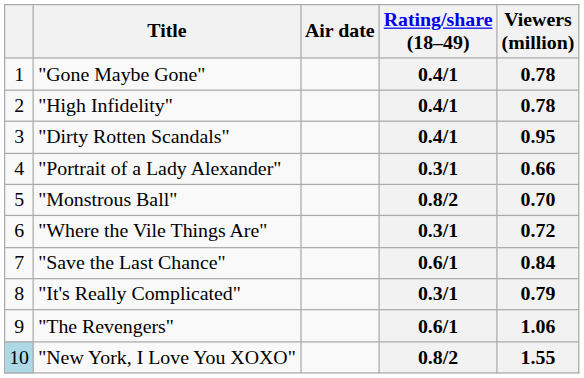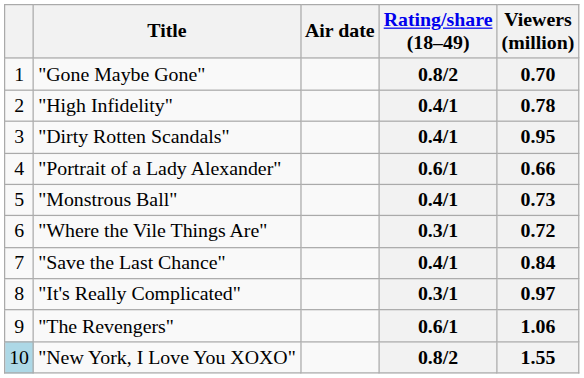(438, 74) 0.4/1 -> (438, 74) 0.8/2
(538, 74) 0.78 -> (538, 74) 0.70
(438, 168) 0.3/1 -> (438, 168) 0.6/1
(438, 199) 0.8/2 -> (438, 199) 0.4/1
(538, 199) 0.70 -> (538, 199) 0.73
(438, 262) 0.6/1 -> (438, 262) 0.4/1
(538, 294) 0.79 -> (538, 294) 0.97
